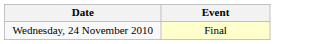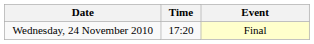+ column: (181, 13)
